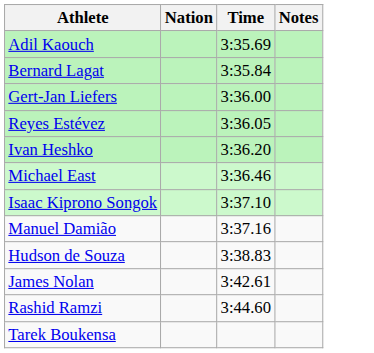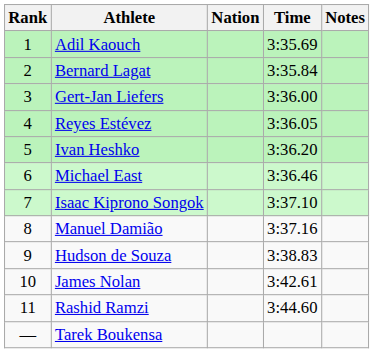+ column: (28, 17)
